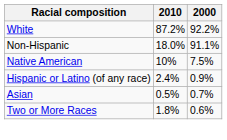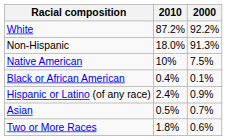(205, 46) 91.1% -> (205, 46) 91.3%
+ row: (66, 78)
